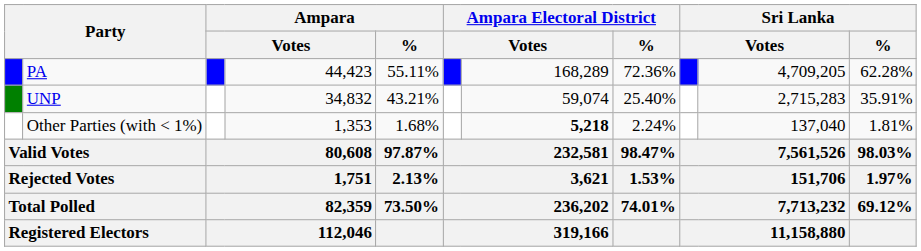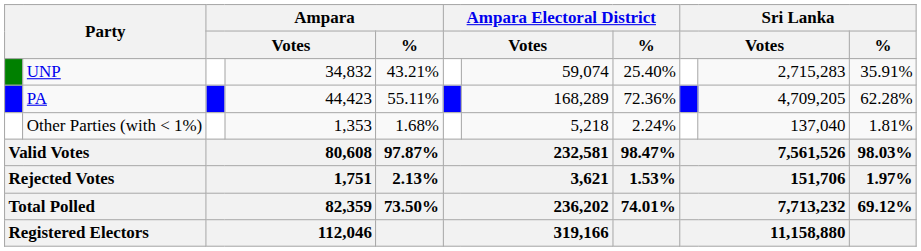rows swapped: (37, 71) <-> (44, 98)
(590, 125) bold -> (590, 125) normal
